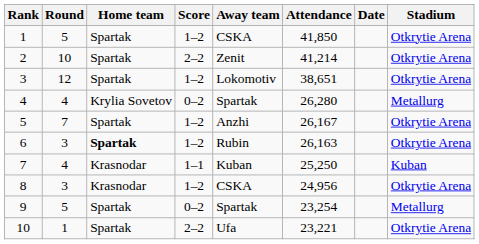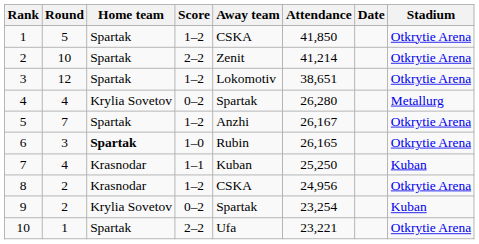(194, 143) 1–2 -> (194, 143) 1–0
(319, 143) 26,163 -> (319, 143) 26,165
(65, 185) 3 -> (65, 185) 2
(65, 206) 5 -> (65, 206) 2
(111, 206) Spartak -> (131, 206) Krylia Sovetov
(417, 206) Metallurg -> (409, 206) Kuban
